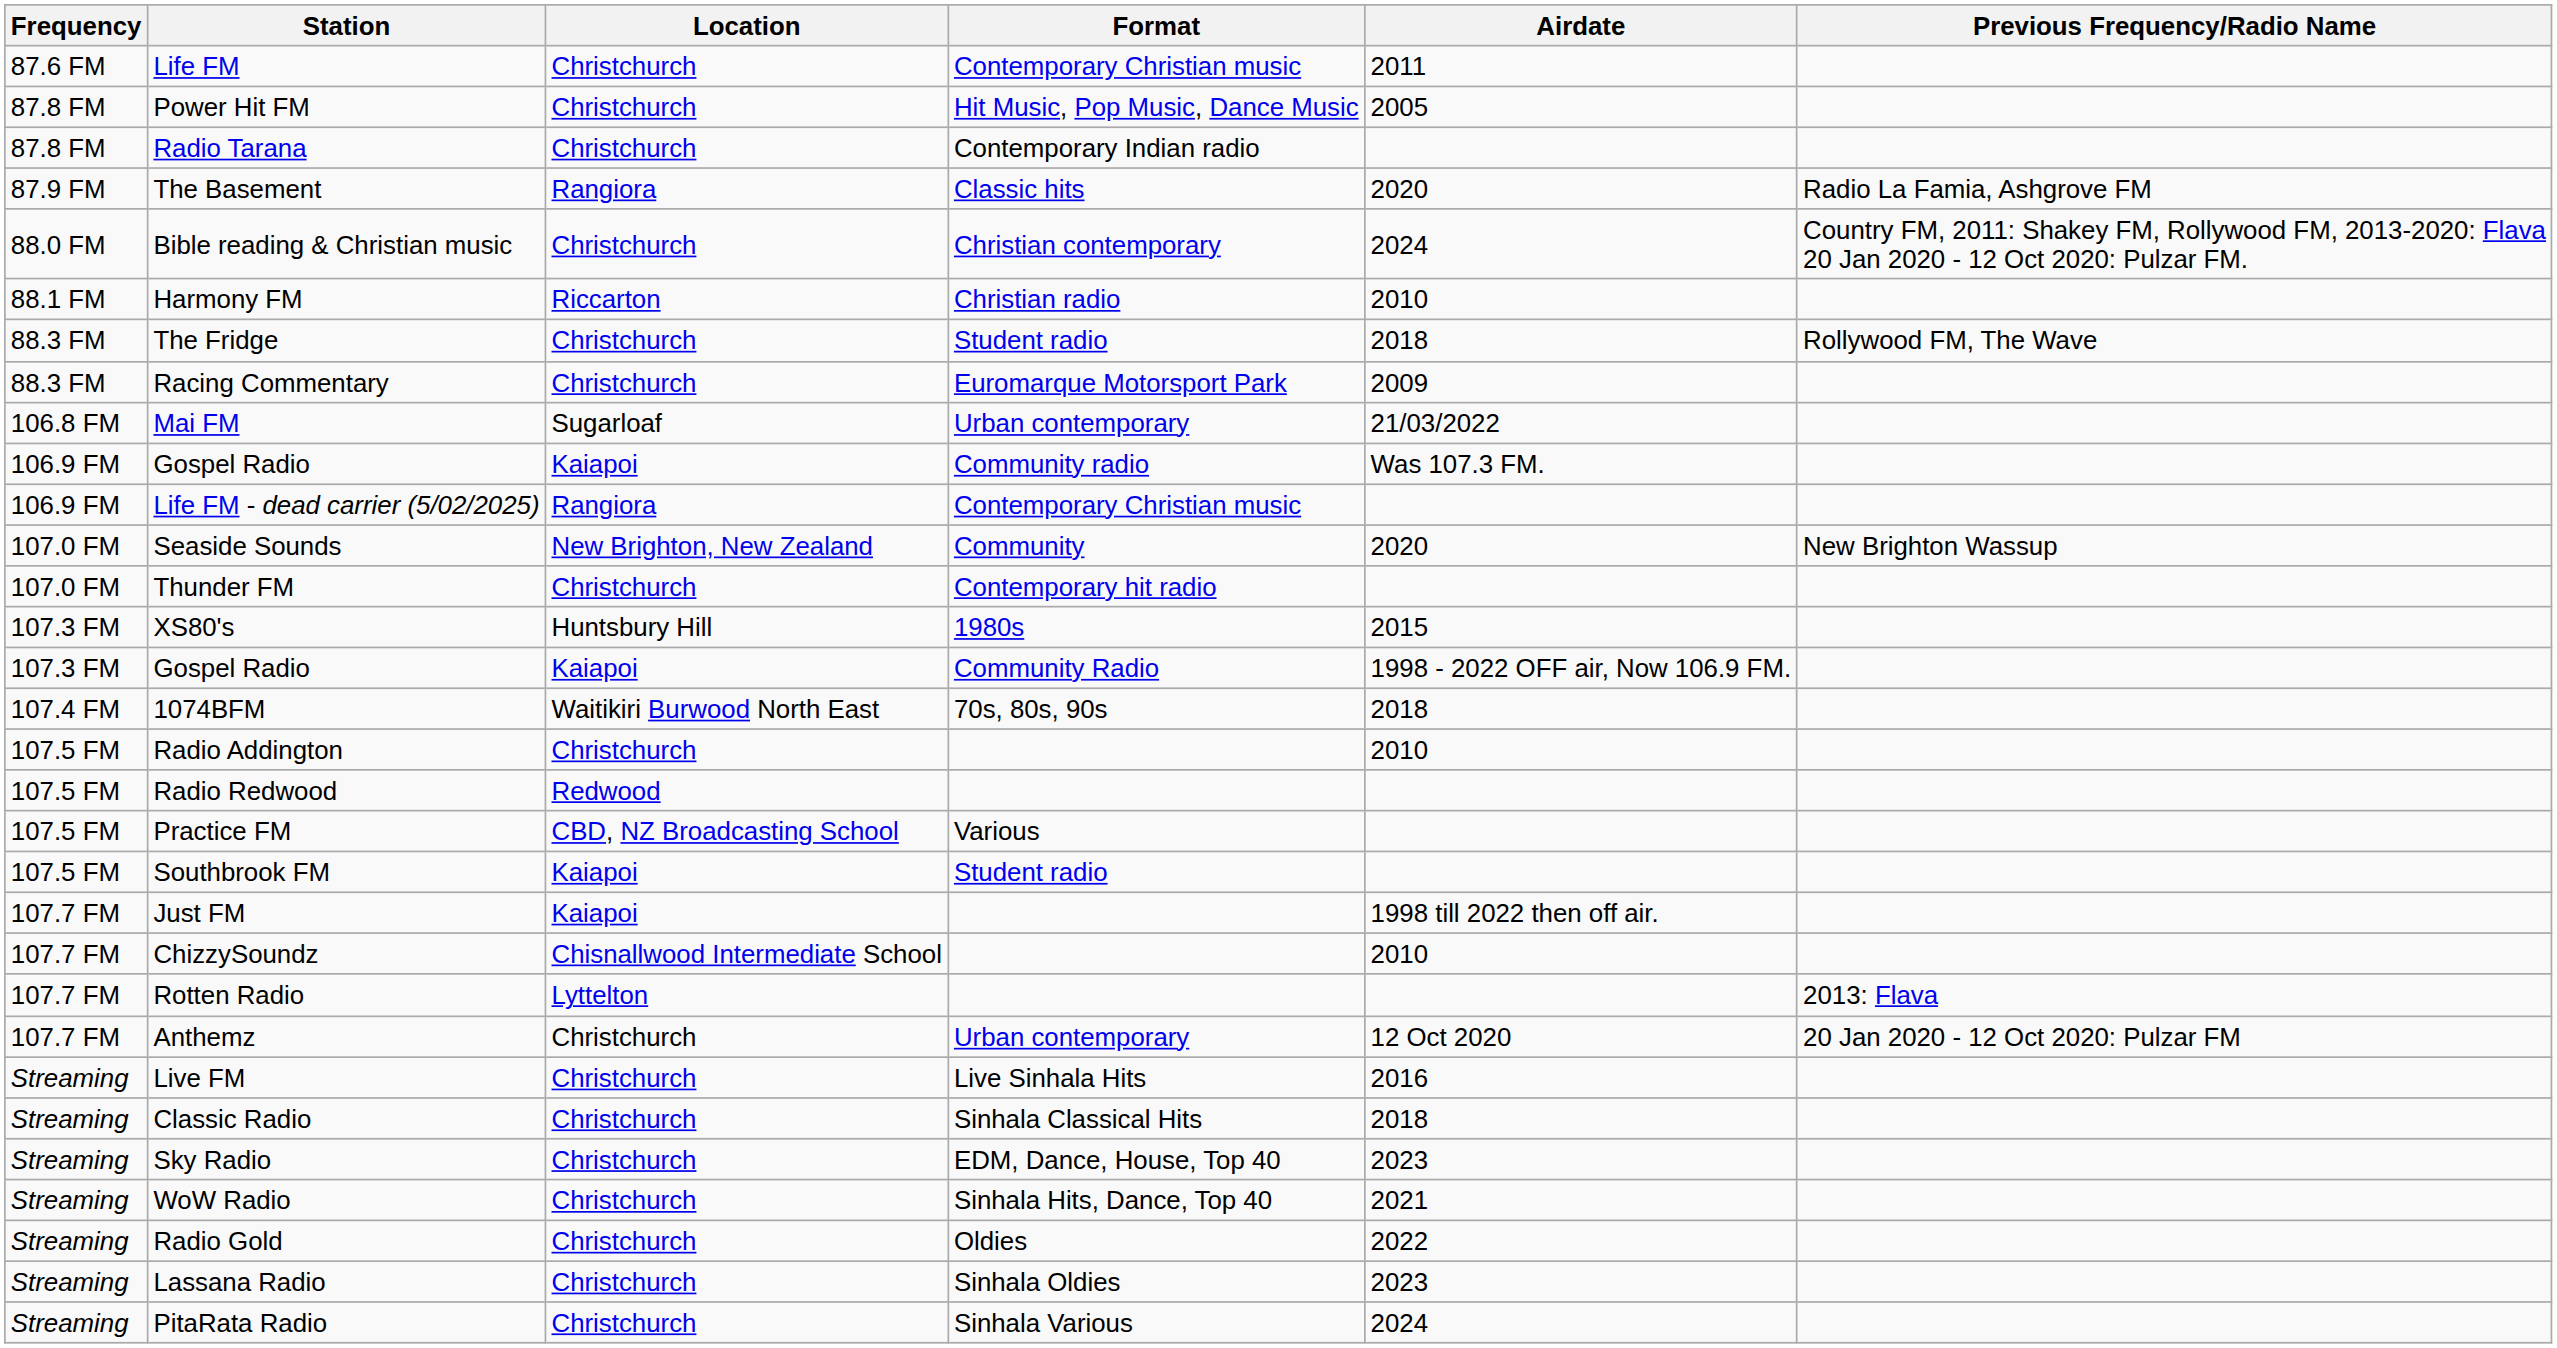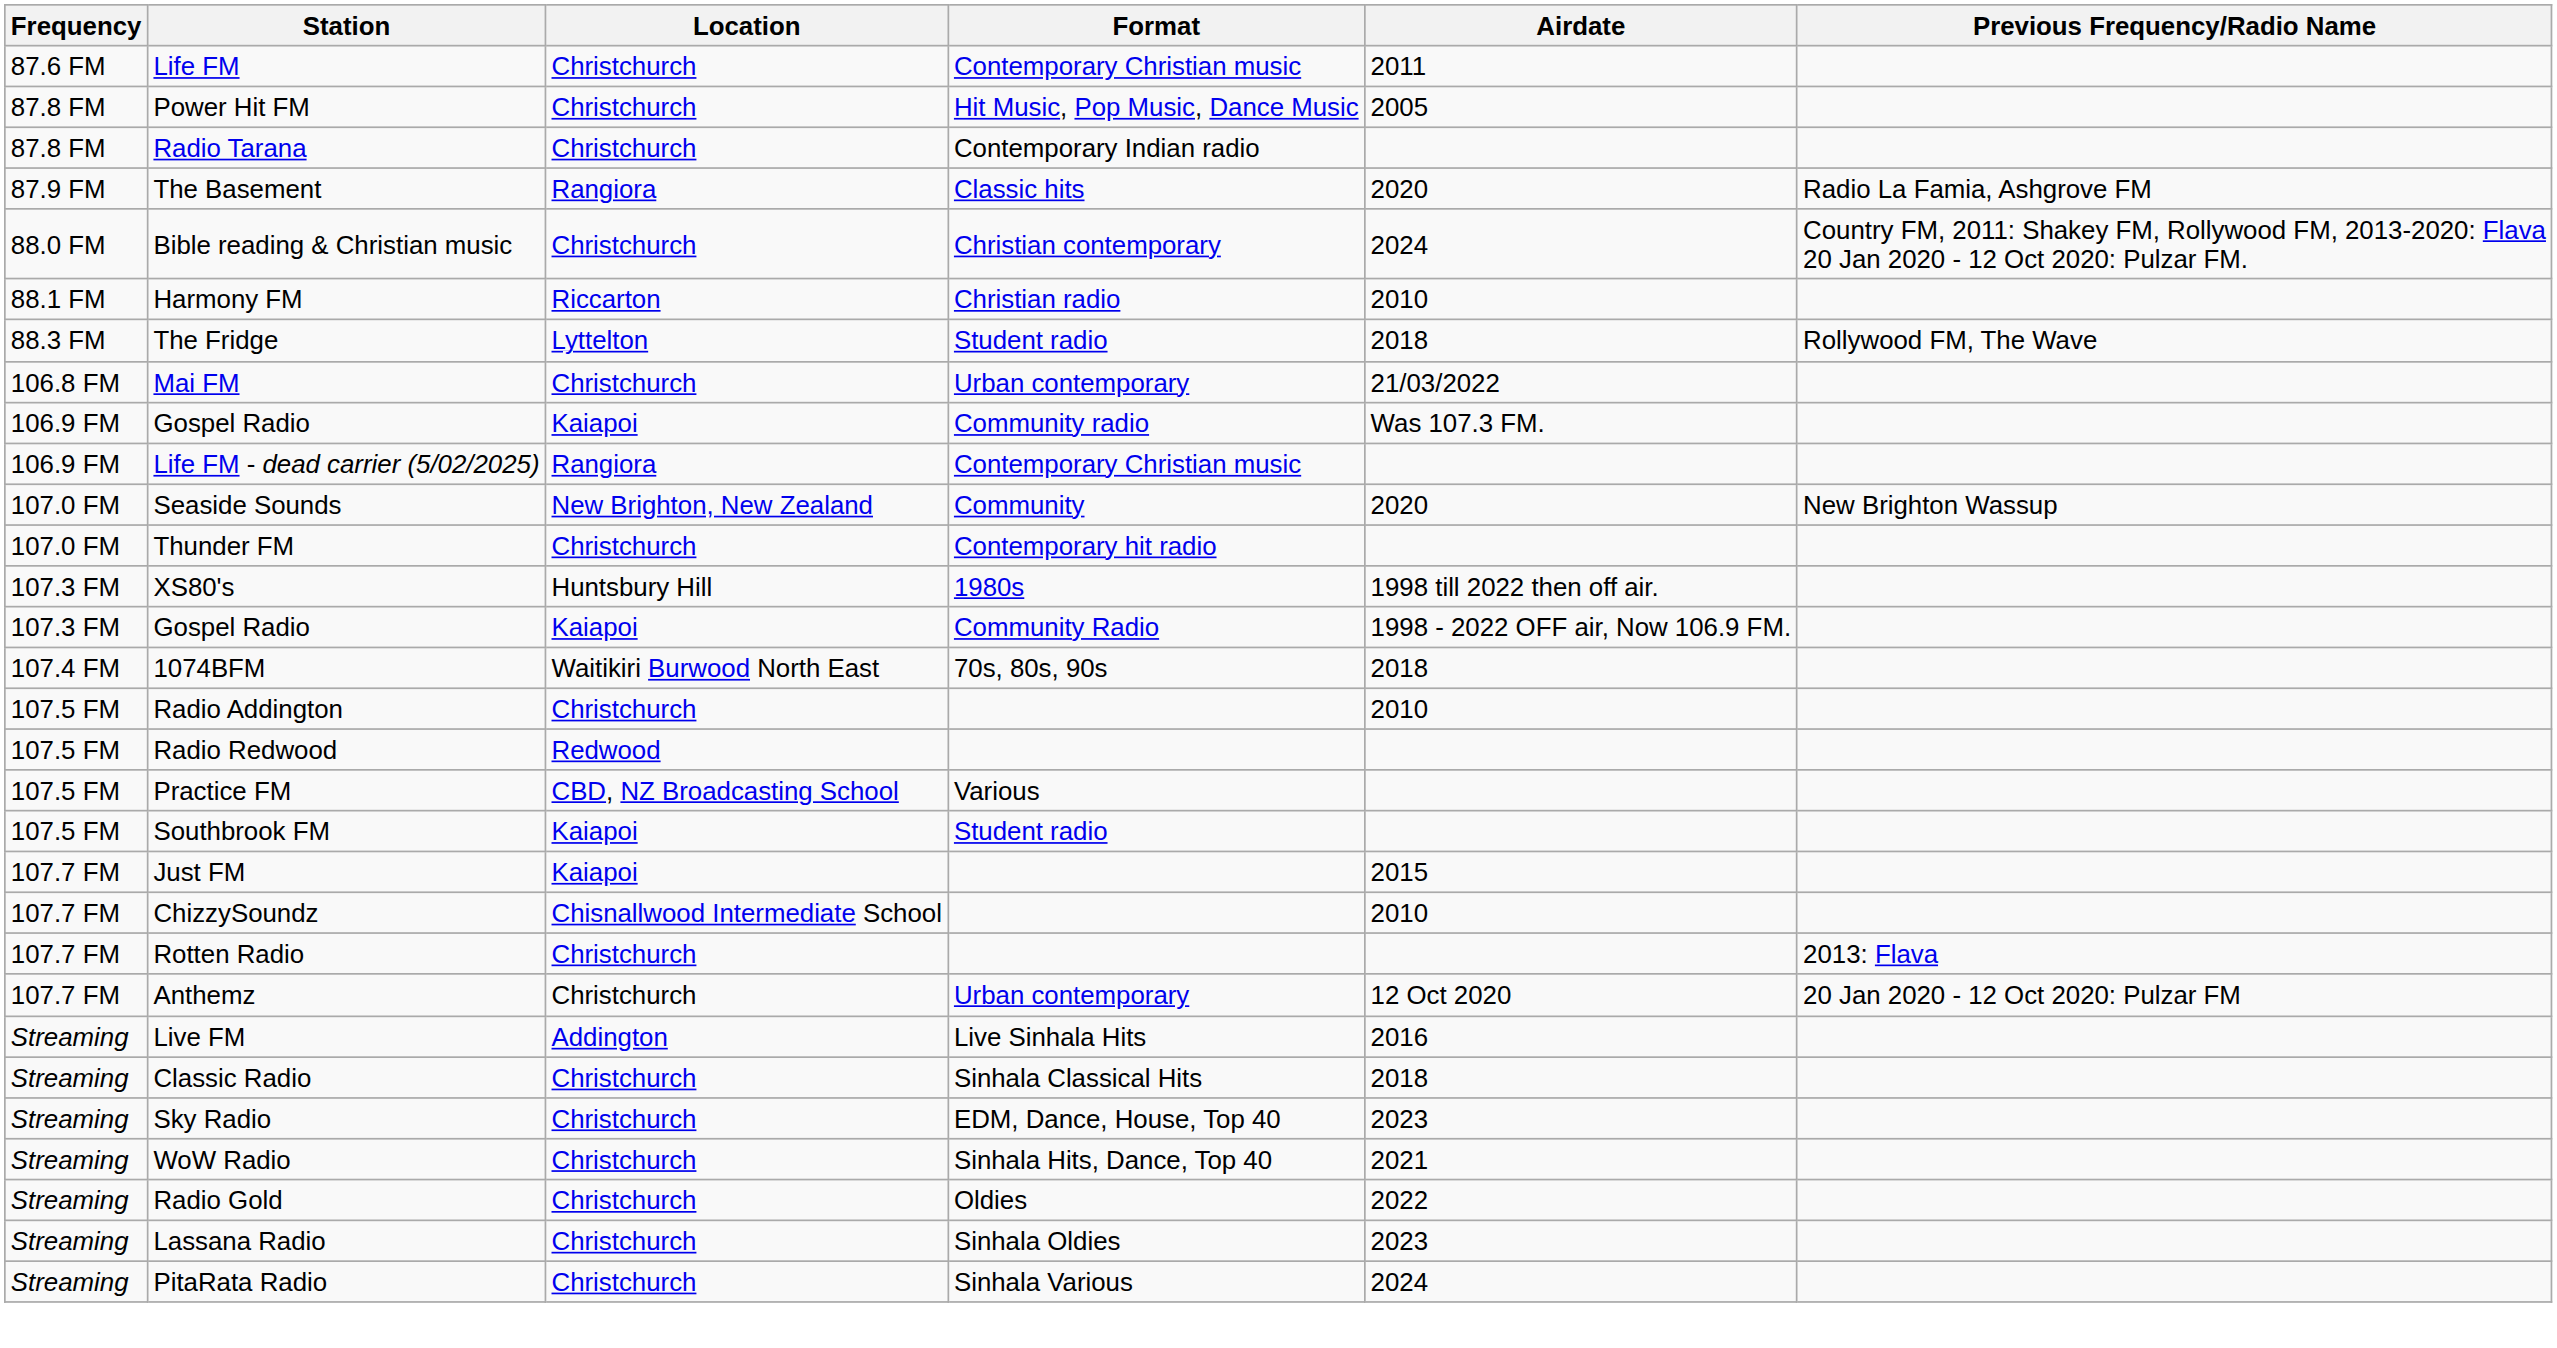(624, 341) Christchurch -> (600, 341) Lyttelton
- row: (271, 382)
(607, 423) Sugarloaf -> (624, 382) Christchurch
(1399, 627) 2015 -> (1515, 586) 1998 till 2022 then off air.
(1515, 913) 1998 till 2022 then off air. -> (1399, 873) 2015
(600, 995) Lyttelton -> (624, 954) Christchurch
(624, 1077) Christchurch -> (610, 1036) Addington
